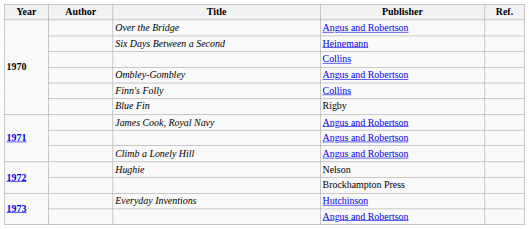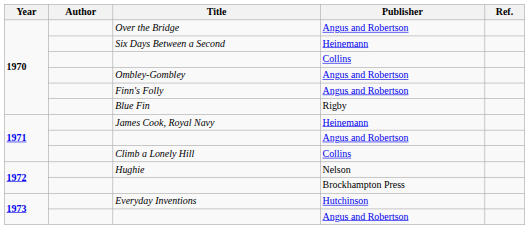(337, 91) Collins -> (365, 91) Angus and Robertson
(365, 122) Angus and Robertson -> (345, 122) Heinemann
(365, 153) Angus and Robertson -> (337, 153) Collins
